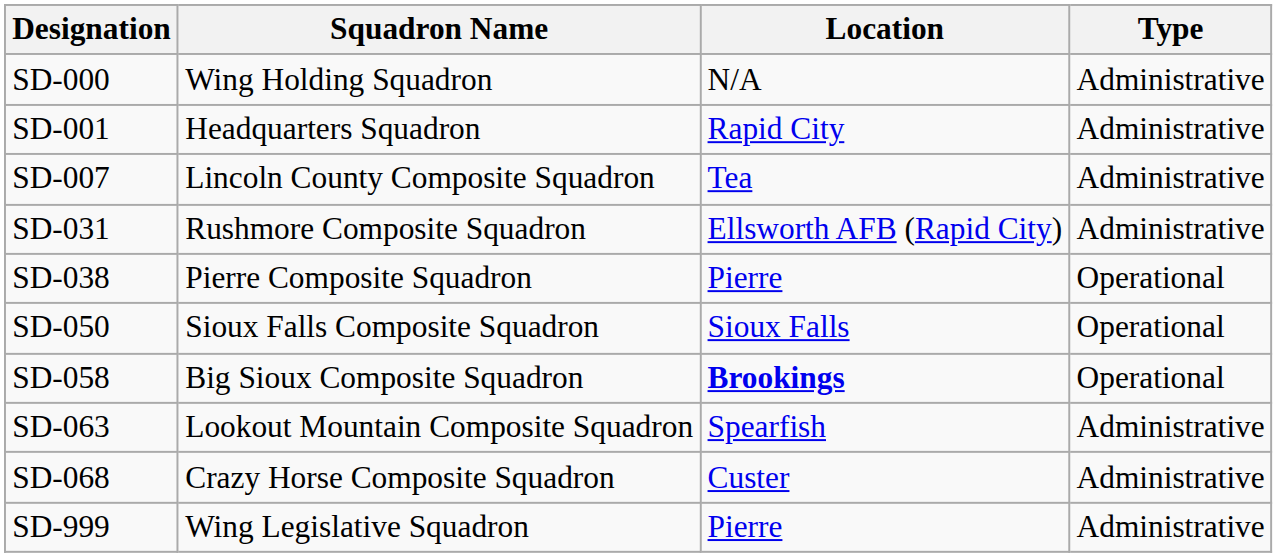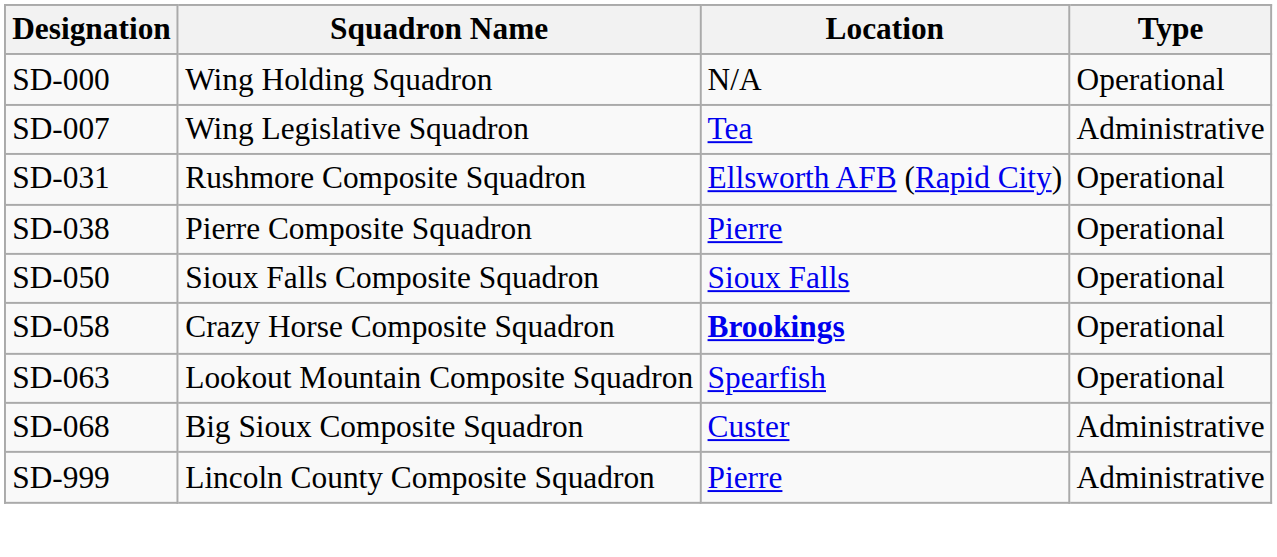(1171, 79) Administrative -> (1151, 79) Operational
- row: (61, 128)
(420, 178) Lincoln County Composite Squadron -> (357, 128) Wing Legislative Squadron
(1171, 228) Administrative -> (1151, 178) Operational
(384, 377) Big Sioux Composite Squadron -> (400, 327) Crazy Horse Composite Squadron
(1171, 427) Administrative -> (1151, 377) Operational
(400, 476) Crazy Horse Composite Squadron -> (384, 427) Big Sioux Composite Squadron
(357, 526) Wing Legislative Squadron -> (420, 476) Lincoln County Composite Squadron
